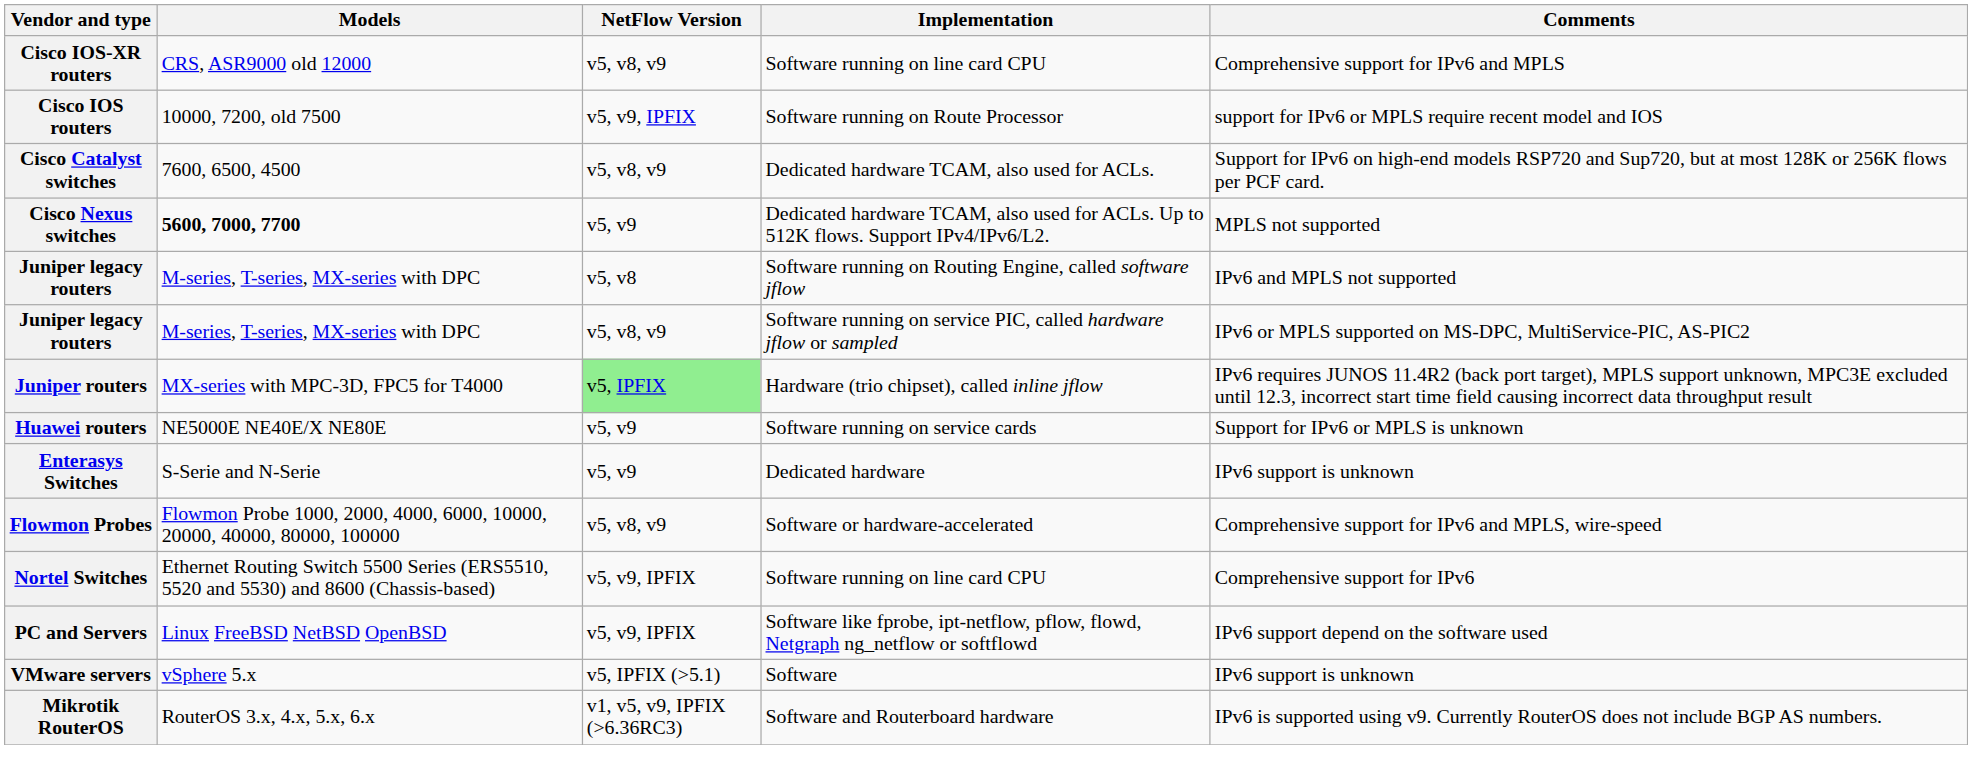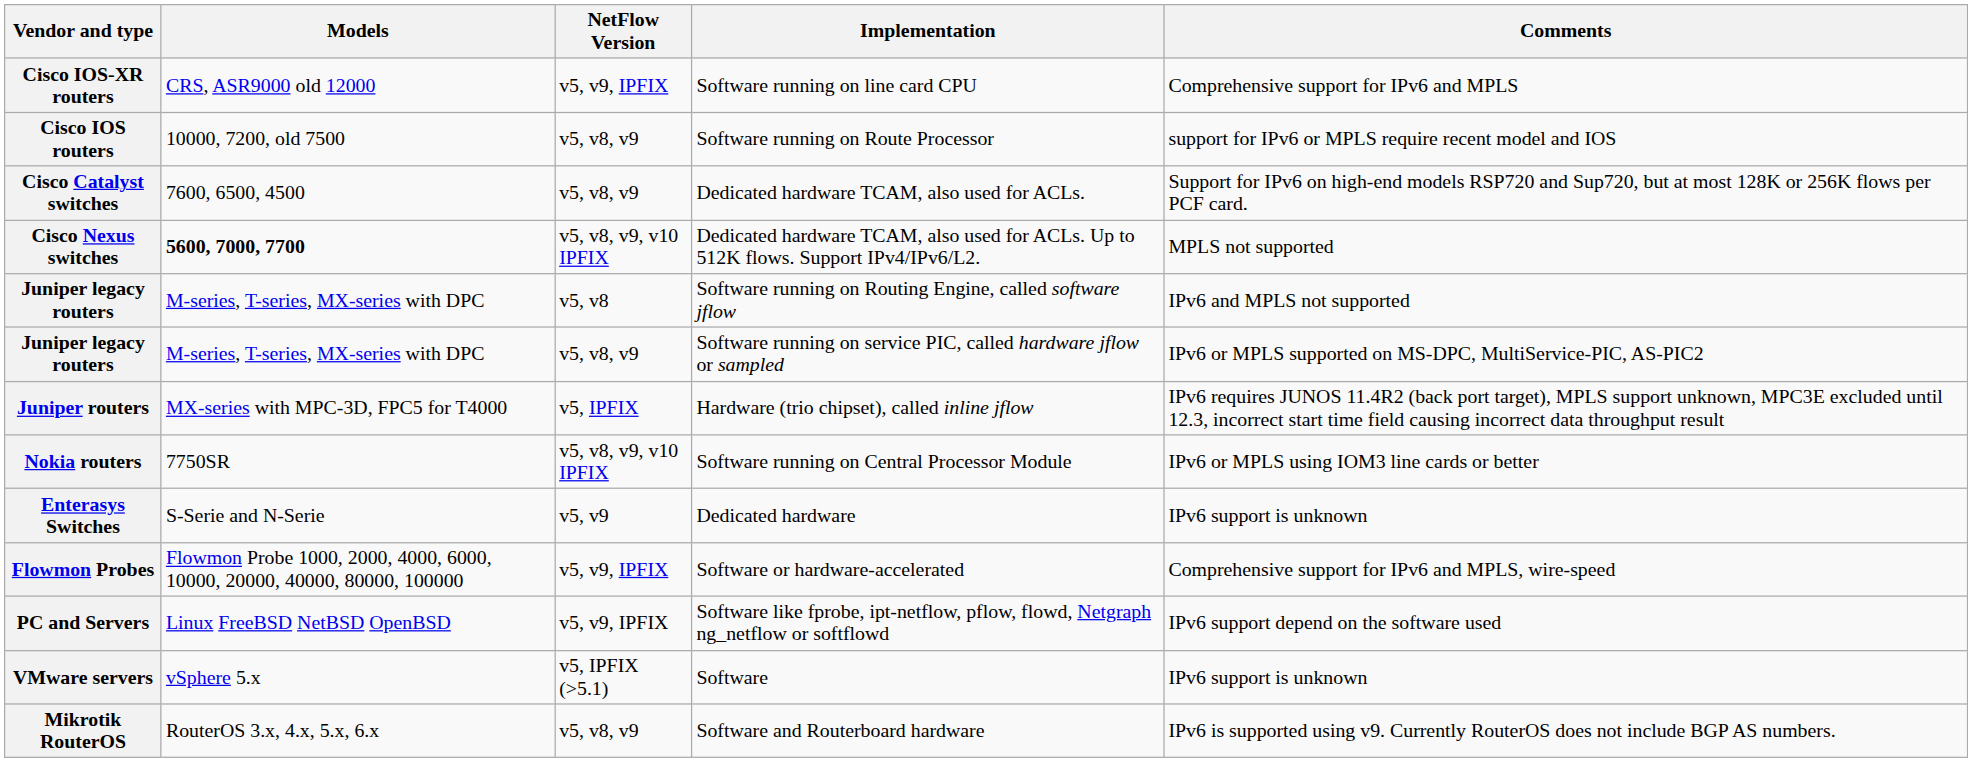(626, 62) v5, v8, v9 -> (614, 85) v5, v9, IPFIX
(641, 116) v5, v9, IPFIX -> (599, 138) v5, v8, v9
(612, 224) v5, v9 -> (619, 246) v5, v8, v9, v10 IPFIX
(626, 385) lightgreen background -> (599, 407) no background
+ row: (83, 461)
- row: (81, 428)
(626, 524) v5, v8, v9 -> (614, 569) v5, v9, IPFIX
- row: (81, 578)
(656, 717) v1, v5, v9, IPFIX (>6.36RC3) -> (599, 730) v5, v8, v9
